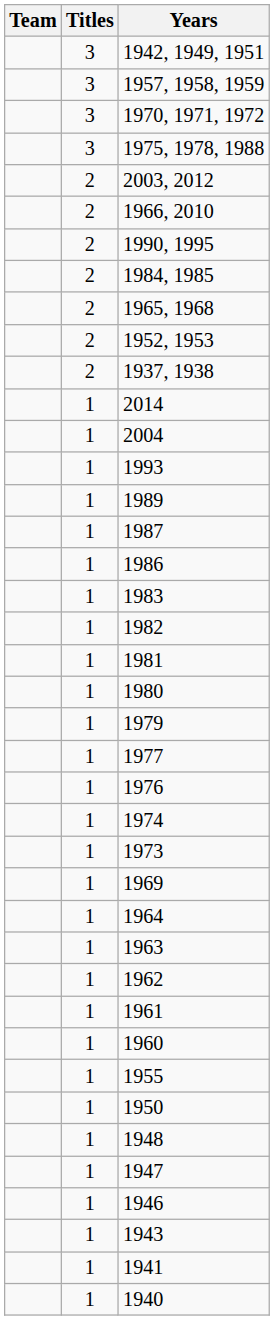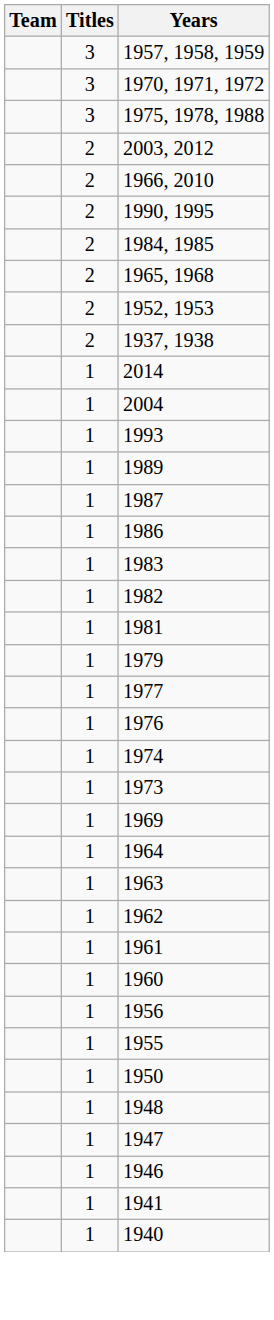- row: (194, 52)
- row: (143, 691)
+ row: (143, 1011)
- row: (143, 1235)
